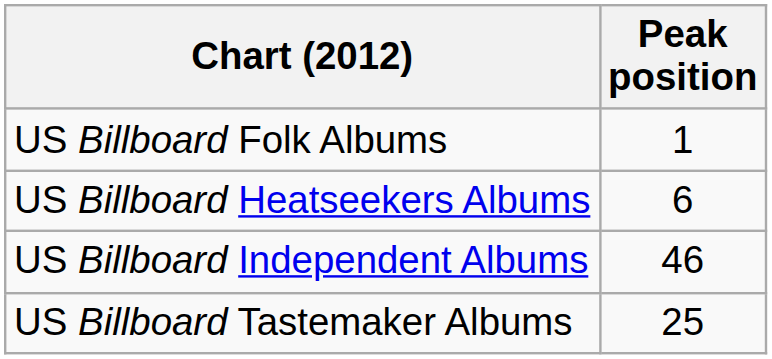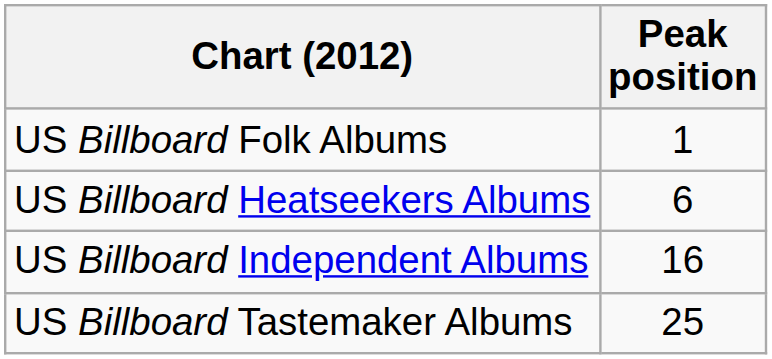(683, 260) 46 -> (683, 260) 16
